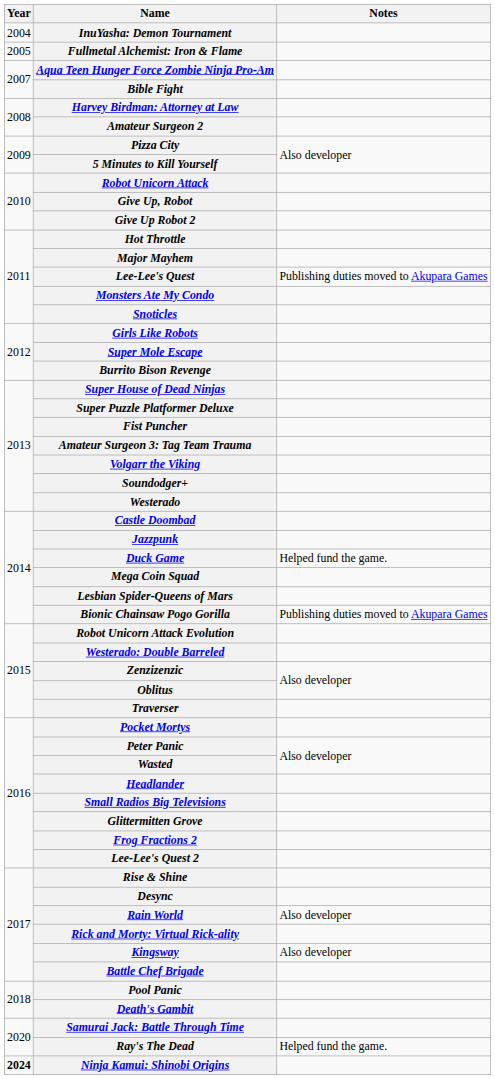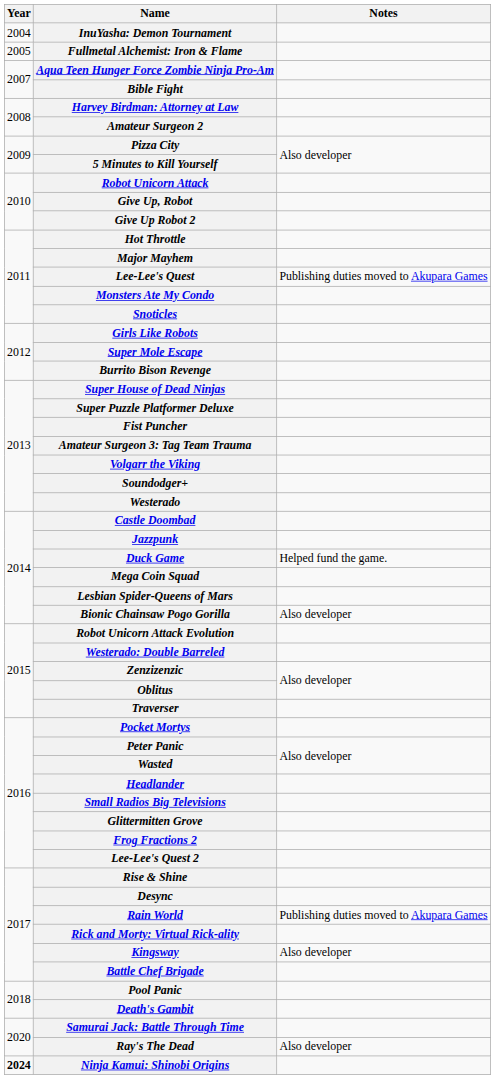(383, 614) Publishing duties moved to Akupara Games -> (315, 614) Also developer
(315, 915) Also developer -> (383, 915) Publishing duties moved to Akupara Games
(333, 1046) Helped fund the game. -> (315, 1046) Also developer
